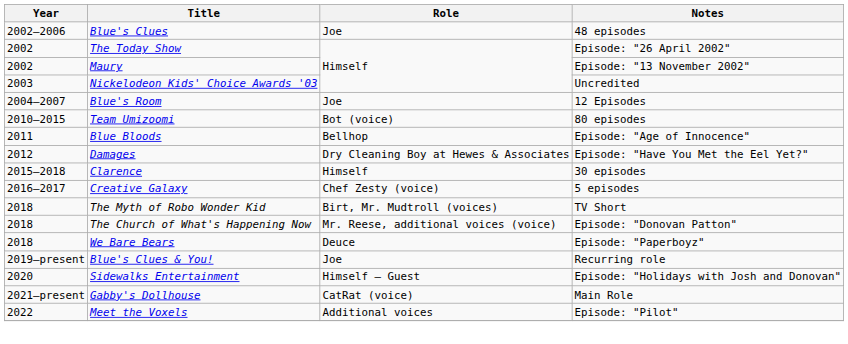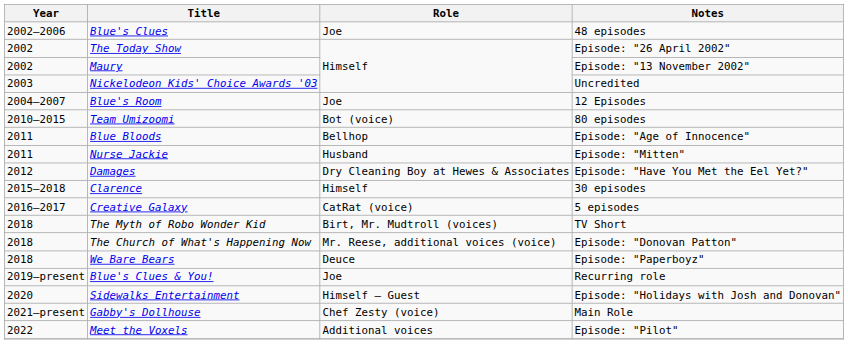+ row: (129, 154)
(381, 189) Chef Zesty (voice) -> (368, 207) CatRat (voice)
(368, 295) CatRat (voice) -> (381, 312) Chef Zesty (voice)
